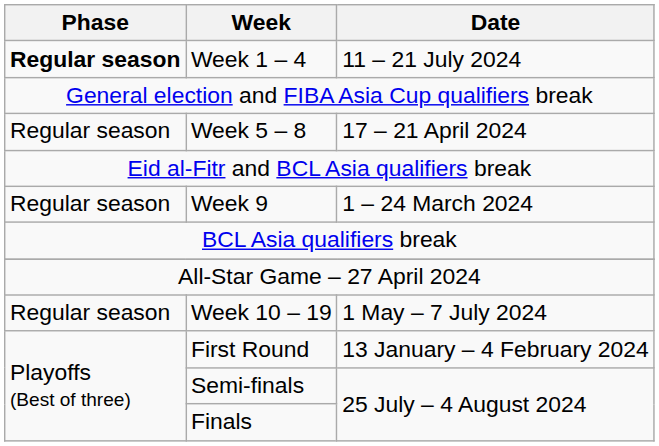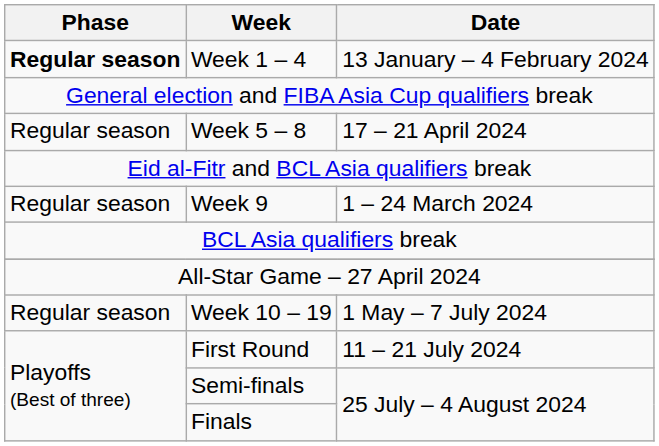(432, 58) 11 – 21 July 2024 -> (496, 58) 13 January – 4 February 2024
(496, 349) 13 January – 4 February 2024 -> (432, 349) 11 – 21 July 2024
